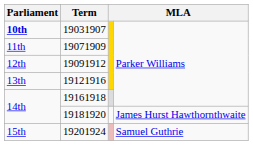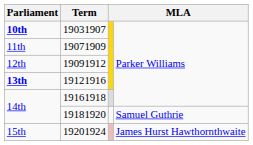(16, 81) normal -> (17, 81) bold
(181, 115) James Hurst Hawthornthwaite -> (150, 115) Samuel Guthrie
(150, 132) Samuel Guthrie -> (181, 132) James Hurst Hawthornthwaite
